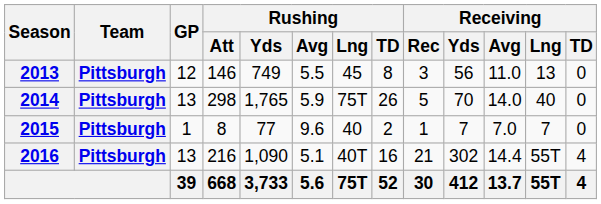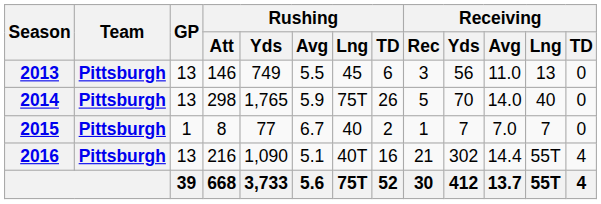(186, 73) 12 -> (186, 73) 13
(388, 73) 8 -> (388, 73) 6
(312, 128) 9.6 -> (312, 128) 6.7
